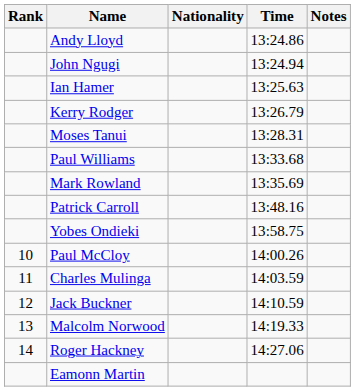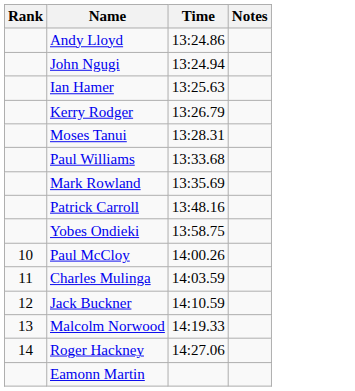- column: (208, 16)
